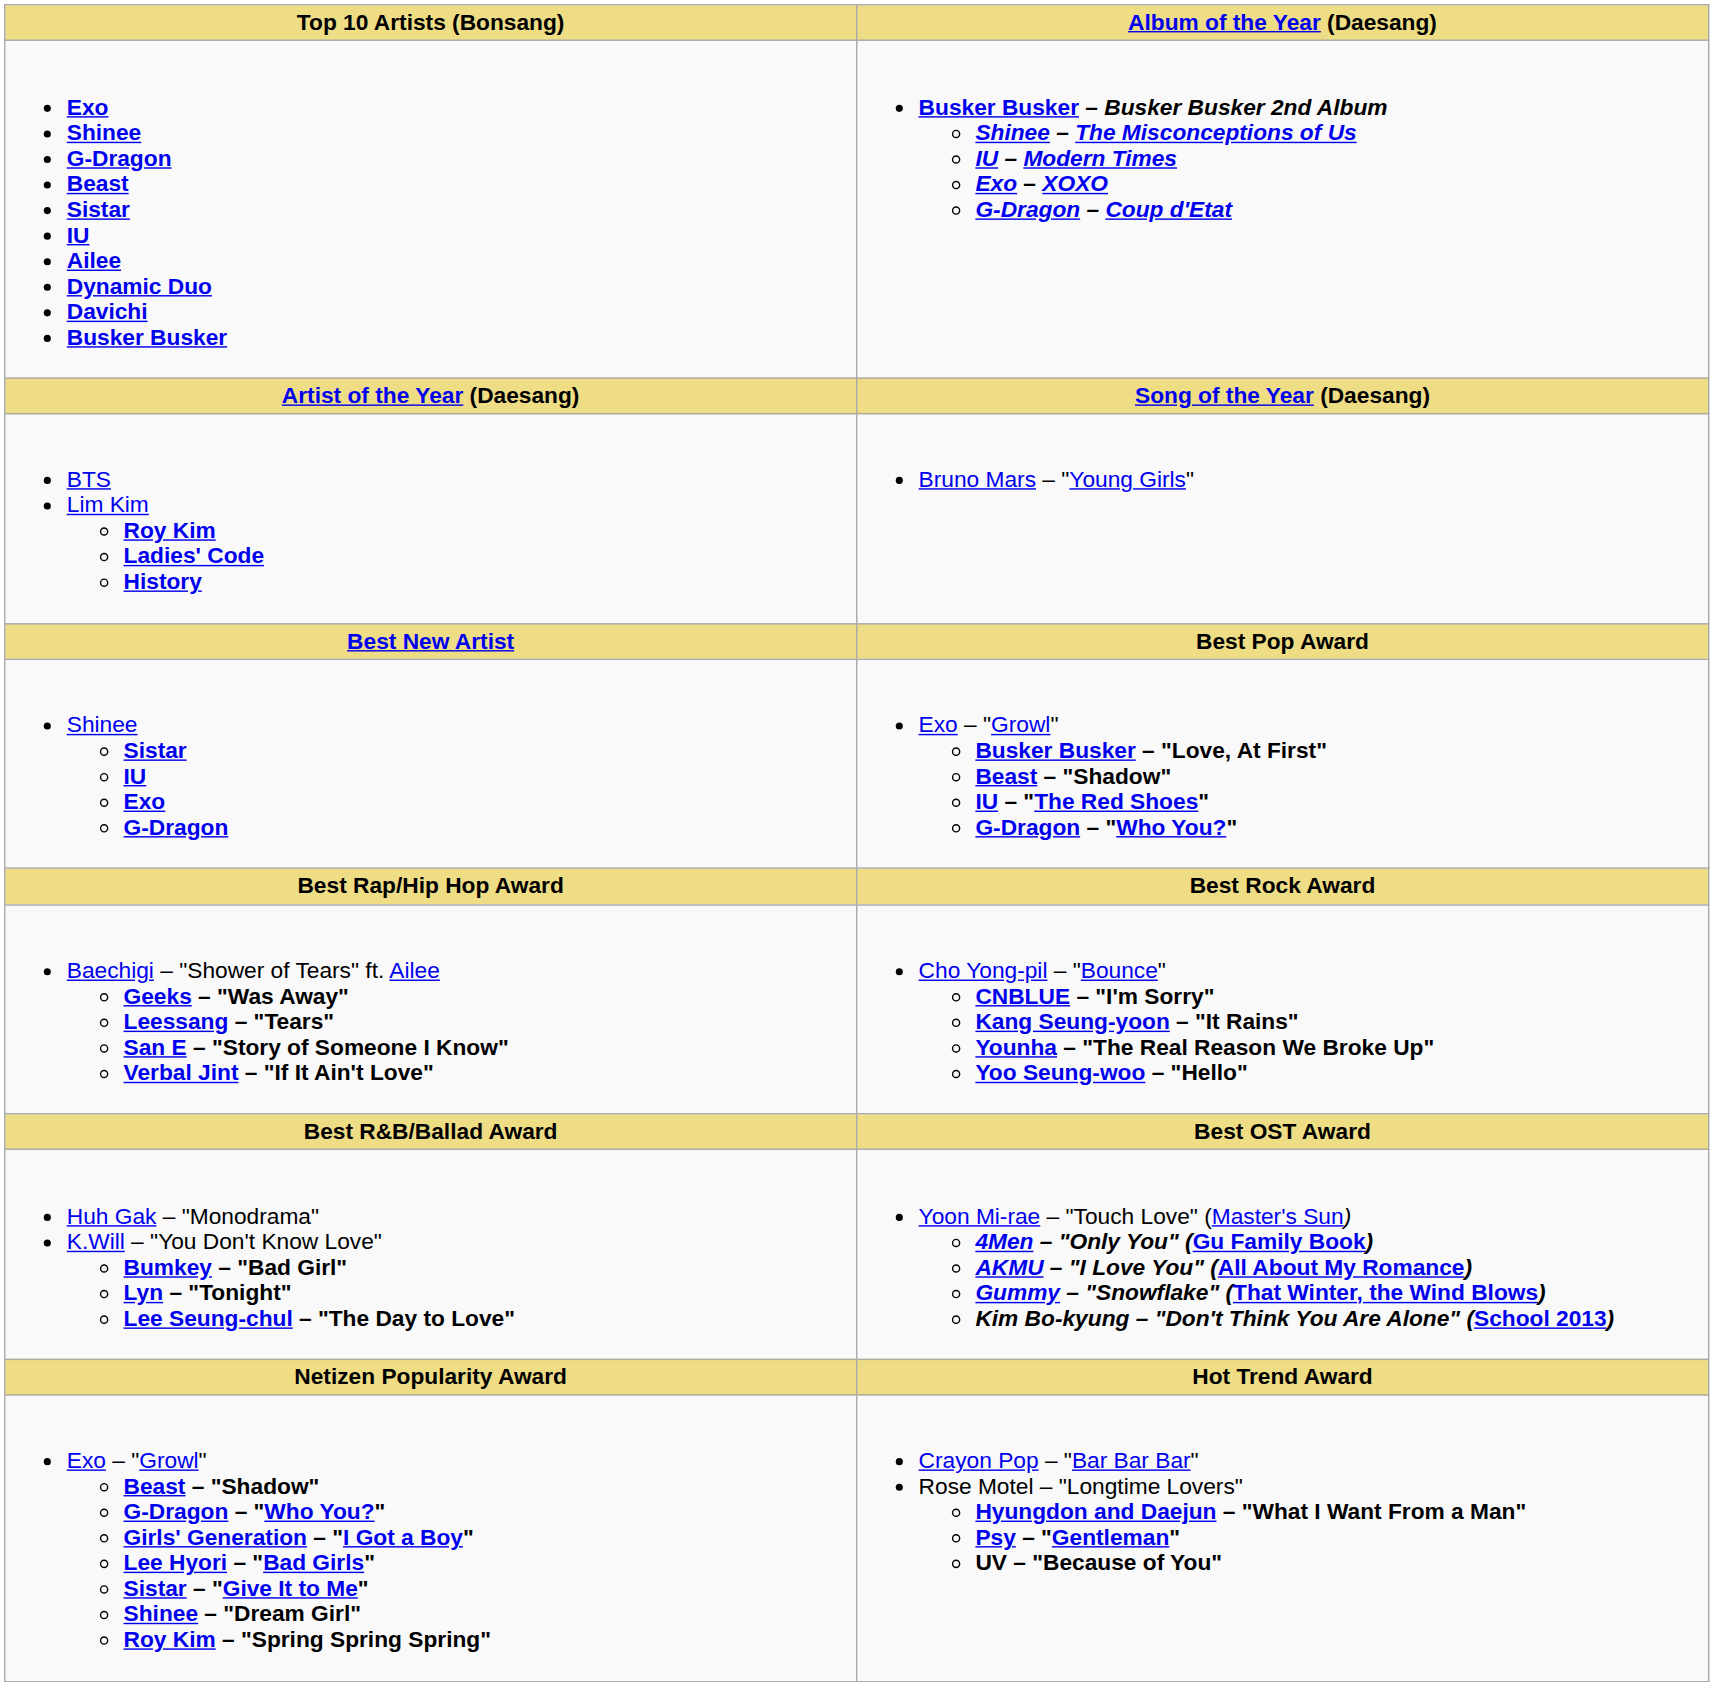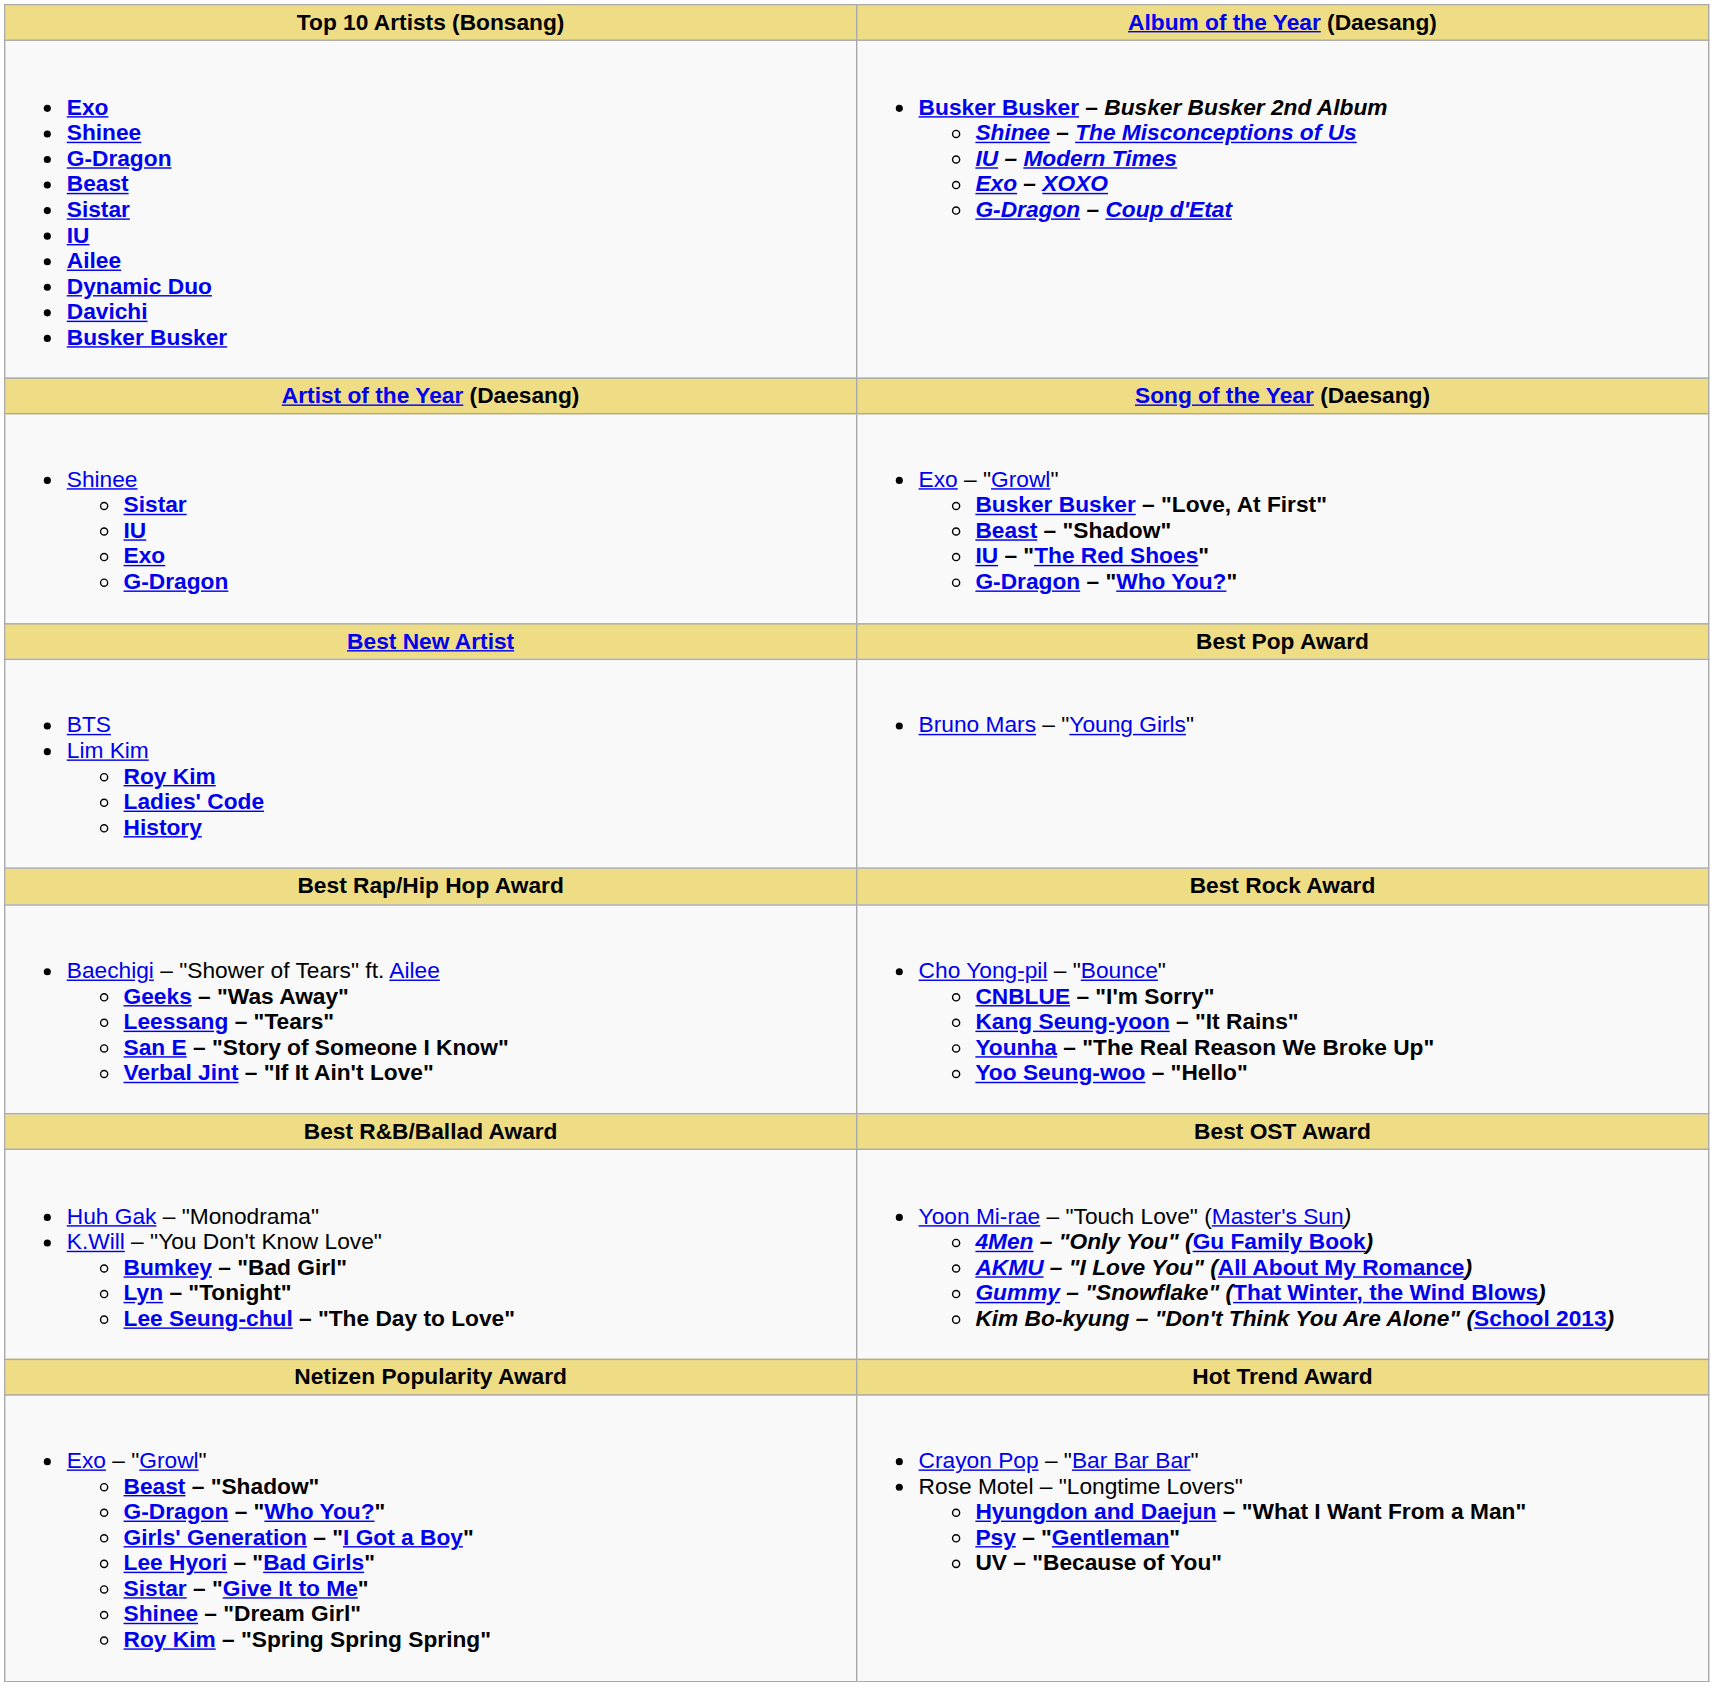rows swapped: (431, 777) <-> (431, 531)
